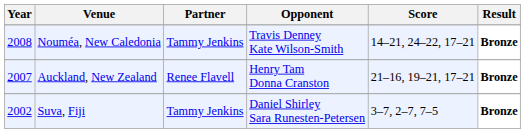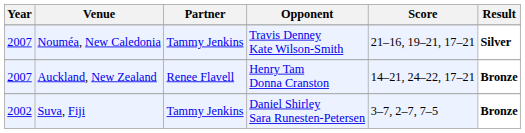(20, 42) 2008 -> (20, 42) 2007
(423, 42) 14–21, 24–22, 17–21 -> (423, 42) 21–16, 19–21, 17–21
(499, 42) Bronze -> (496, 42) Silver
(423, 77) 21–16, 19–21, 17–21 -> (423, 77) 14–21, 24–22, 17–21
